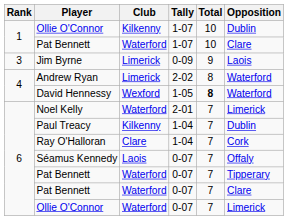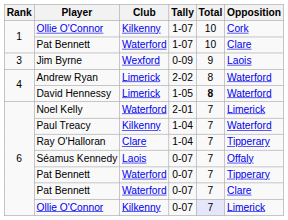(242, 28) Dublin -> (238, 28) Cork
(141, 61) Limerick -> (141, 61) Wexford
(141, 93) Wexford -> (141, 93) Limerick
(242, 126) Dublin -> (249, 126) Waterford
(238, 142) Cork -> (248, 142) Tipperary
(144, 207) Waterford -> (141, 207) Kilkenny
(210, 207) no background -> (210, 207) lavender background
